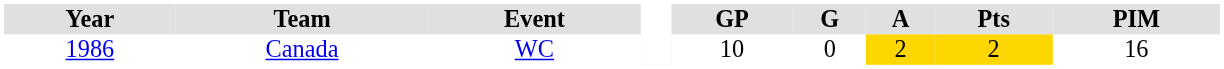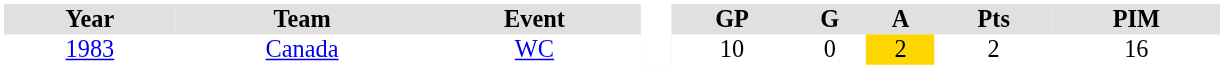(90, 49) 1986 -> (90, 49) 1983
(994, 49) gold background -> (994, 49) no background
